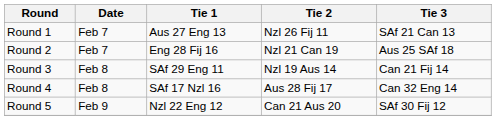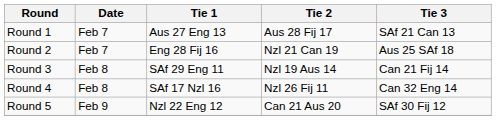(296, 32) Nzl 26 Fij 11 -> (298, 32) Aus 28 Fij 17
(298, 87) Aus 28 Fij 17 -> (296, 87) Nzl 26 Fij 11
